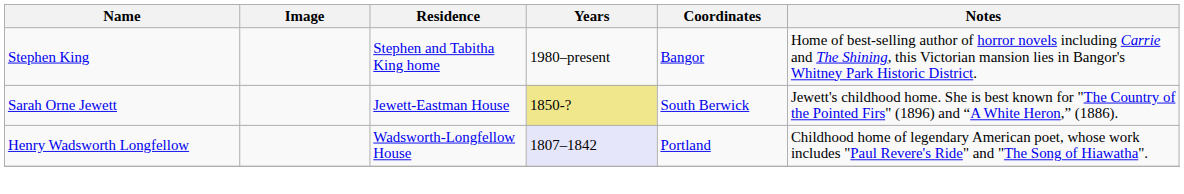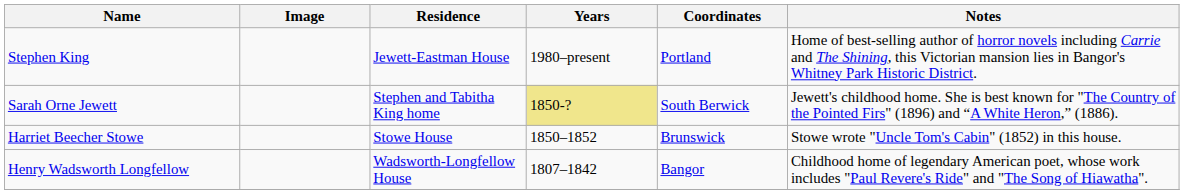(434, 56) Stephen and Tabitha King home -> (441, 56) Jewett-Eastman House
(682, 56) Bangor -> (686, 56) Portland
(441, 105) Jewett-Eastman House -> (434, 105) Stephen and Tabitha King home
+ row: (76, 137)
(563, 145) lavender background -> (563, 169) no background
(686, 145) Portland -> (682, 169) Bangor
